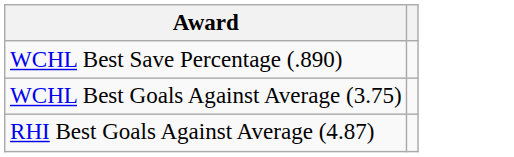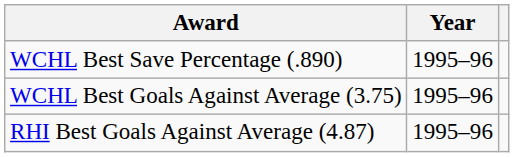+ column: (453, 22)
